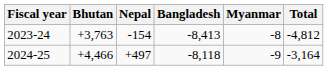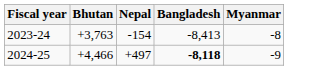- column: (303, 14)
(204, 55) normal -> (204, 55) bold
